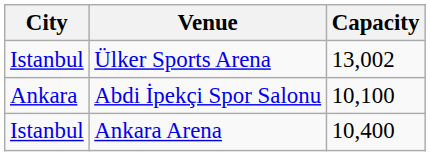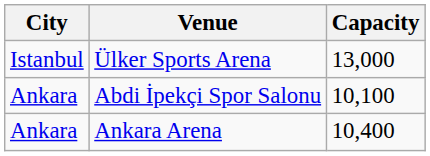(363, 58) 13,002 -> (363, 58) 13,000
(47, 131) Istanbul -> (44, 131) Ankara
